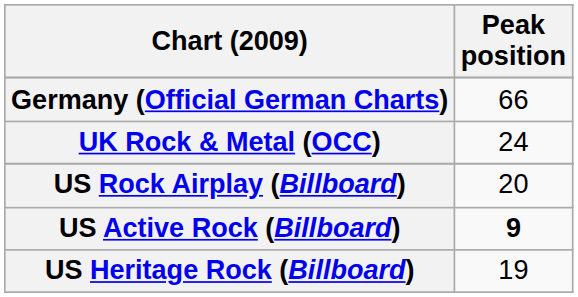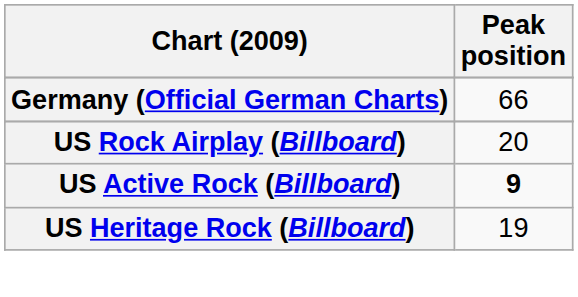- row: (230, 142)
